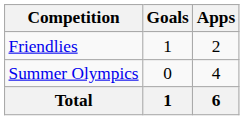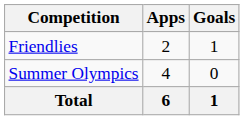columns swapped: (216, 18) <-> (168, 18)
